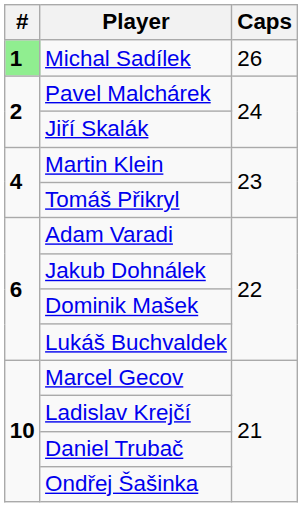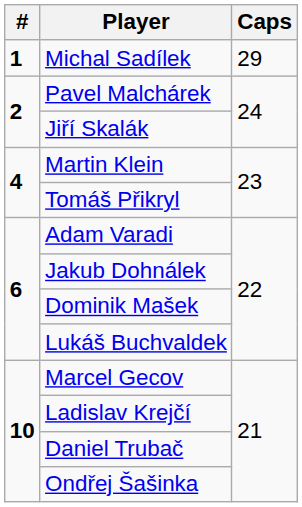(16, 57) lightgreen background -> (16, 57) no background
(250, 57) 26 -> (250, 57) 29
